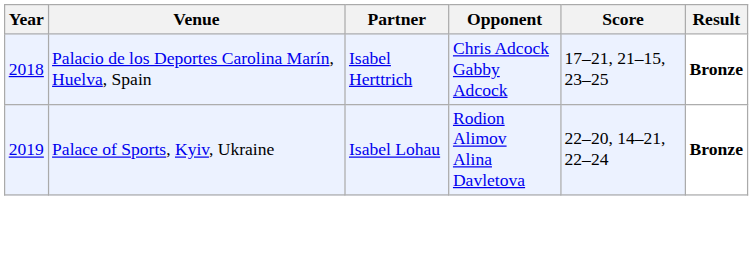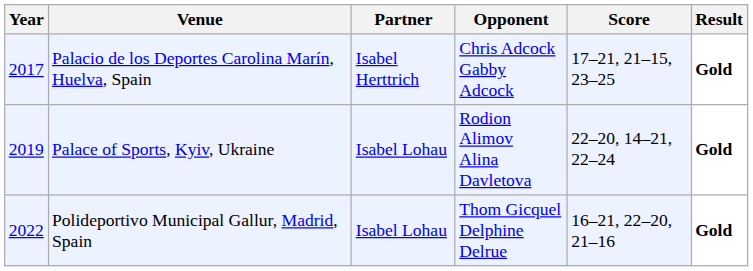(26, 69) 2018 -> (26, 69) 2017
(716, 69) Bronze -> (714, 69) Gold
(716, 149) Bronze -> (714, 149) Gold
+ row: (195, 230)
